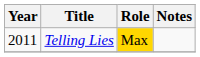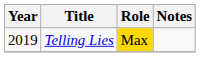(22, 39) 2011 -> (23, 39) 2019
